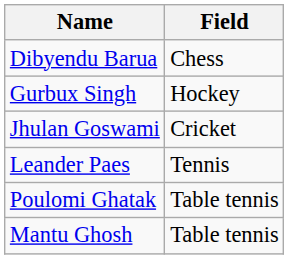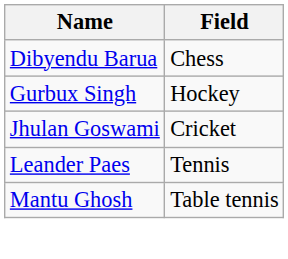- row: (83, 199)
